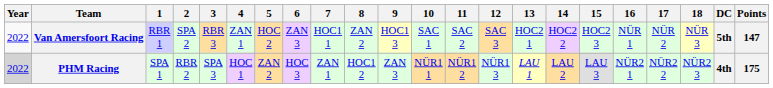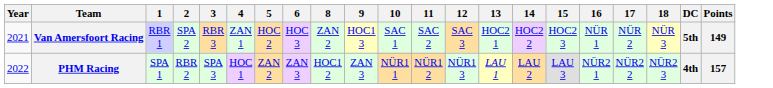- column: (328, 13)
(18, 37) 2022 -> (18, 37) 2021
(297, 37) ZAN 3 -> (297, 37) HOC 3
(752, 37) 147 -> (718, 37) 149
(18, 68) lightgrey background -> (18, 68) no background
(297, 68) HOC 3 -> (297, 68) ZAN 3
(752, 68) 175 -> (718, 68) 157
